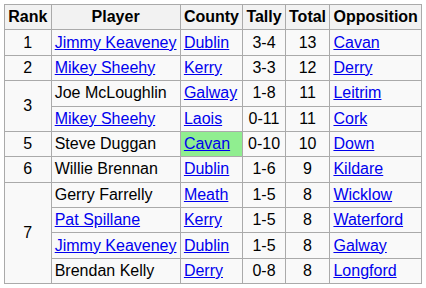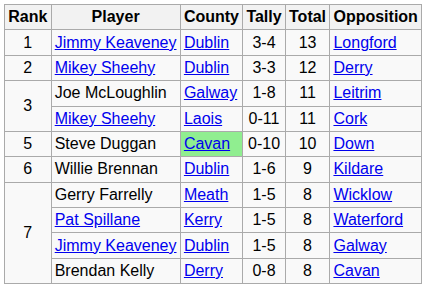(357, 42) Cavan -> (365, 42) Longford
(203, 67) Kerry -> (207, 67) Dublin
(365, 270) Longford -> (357, 270) Cavan
